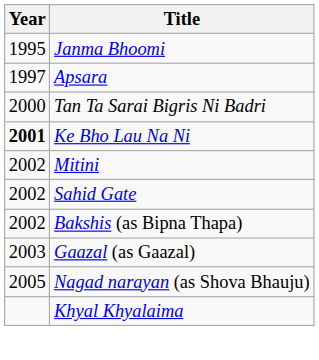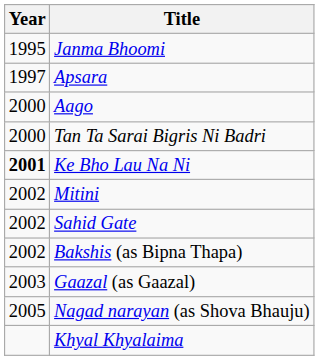+ row: (74, 106)
